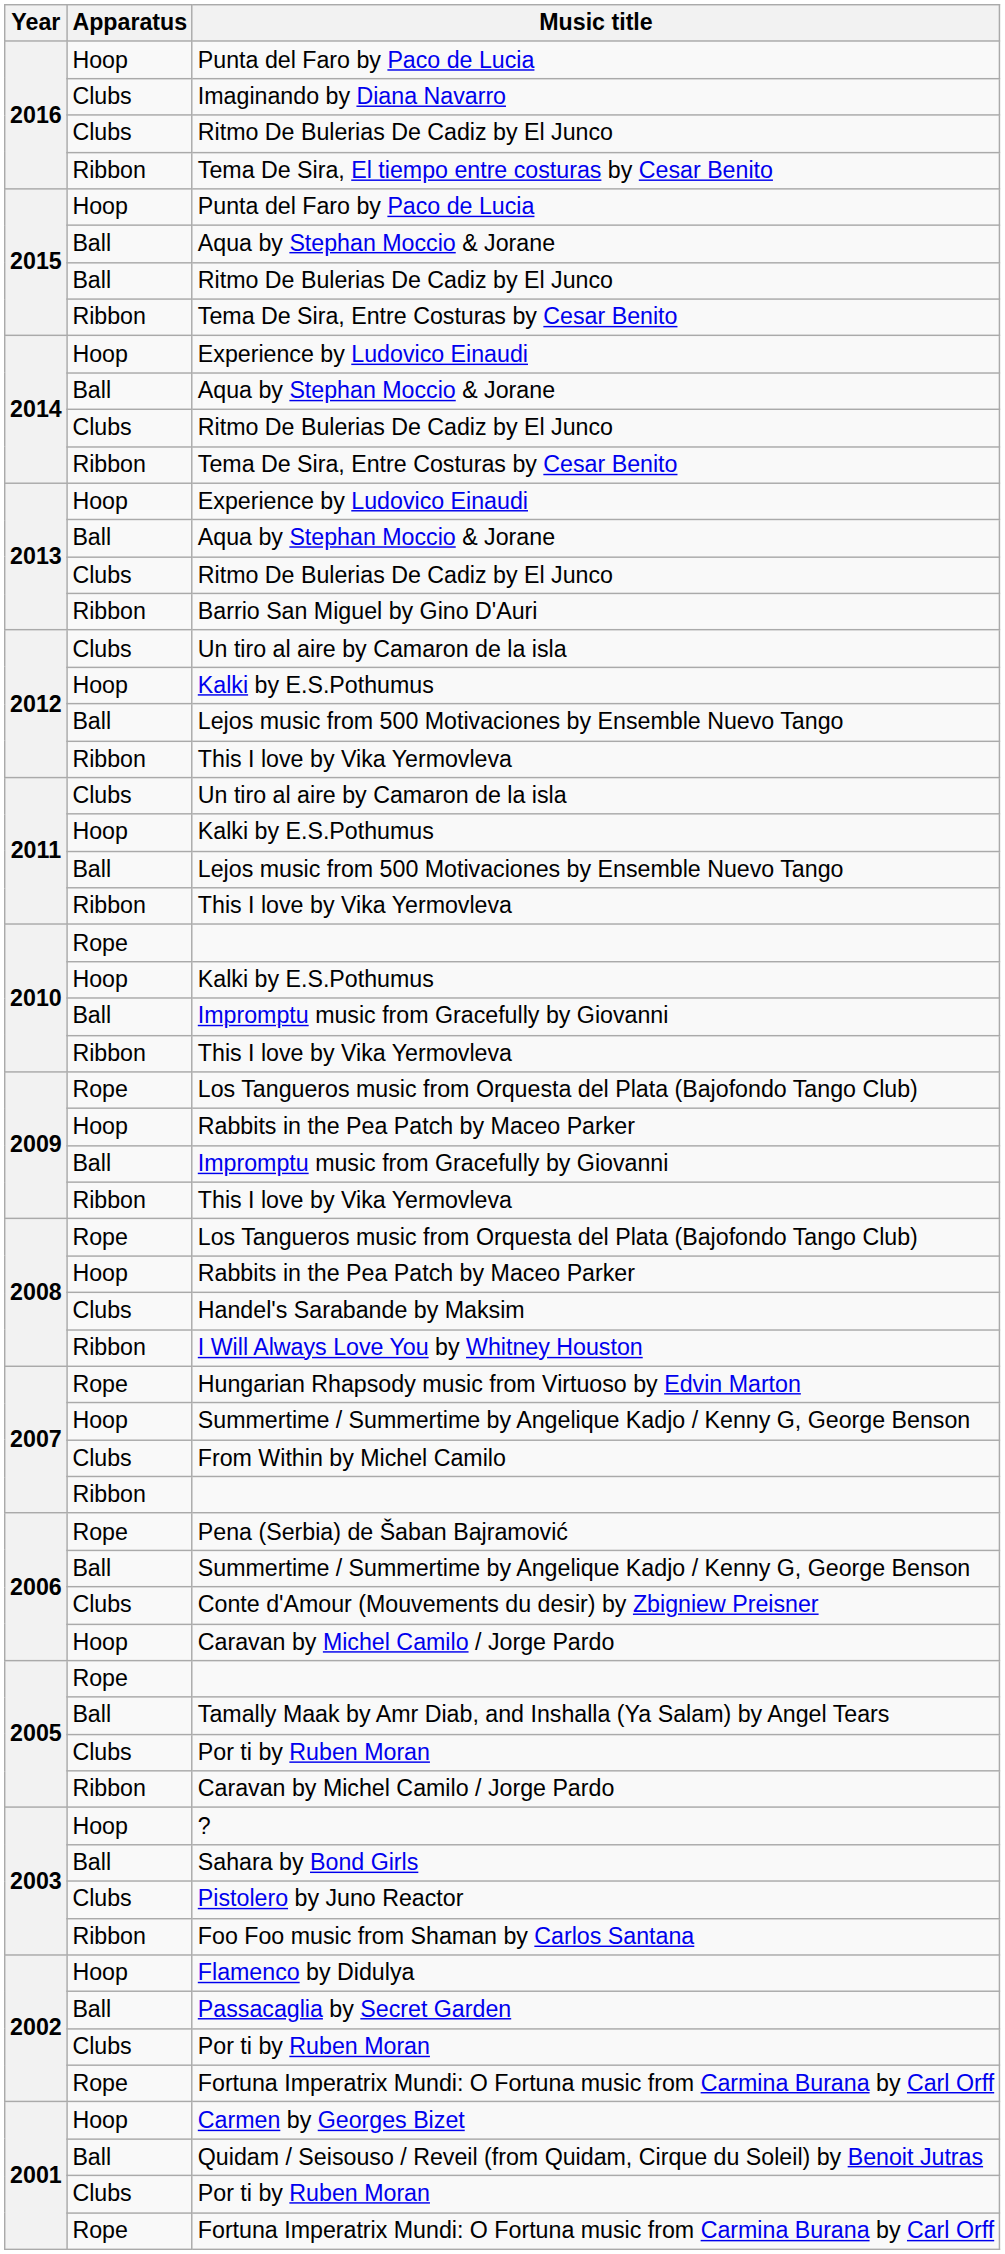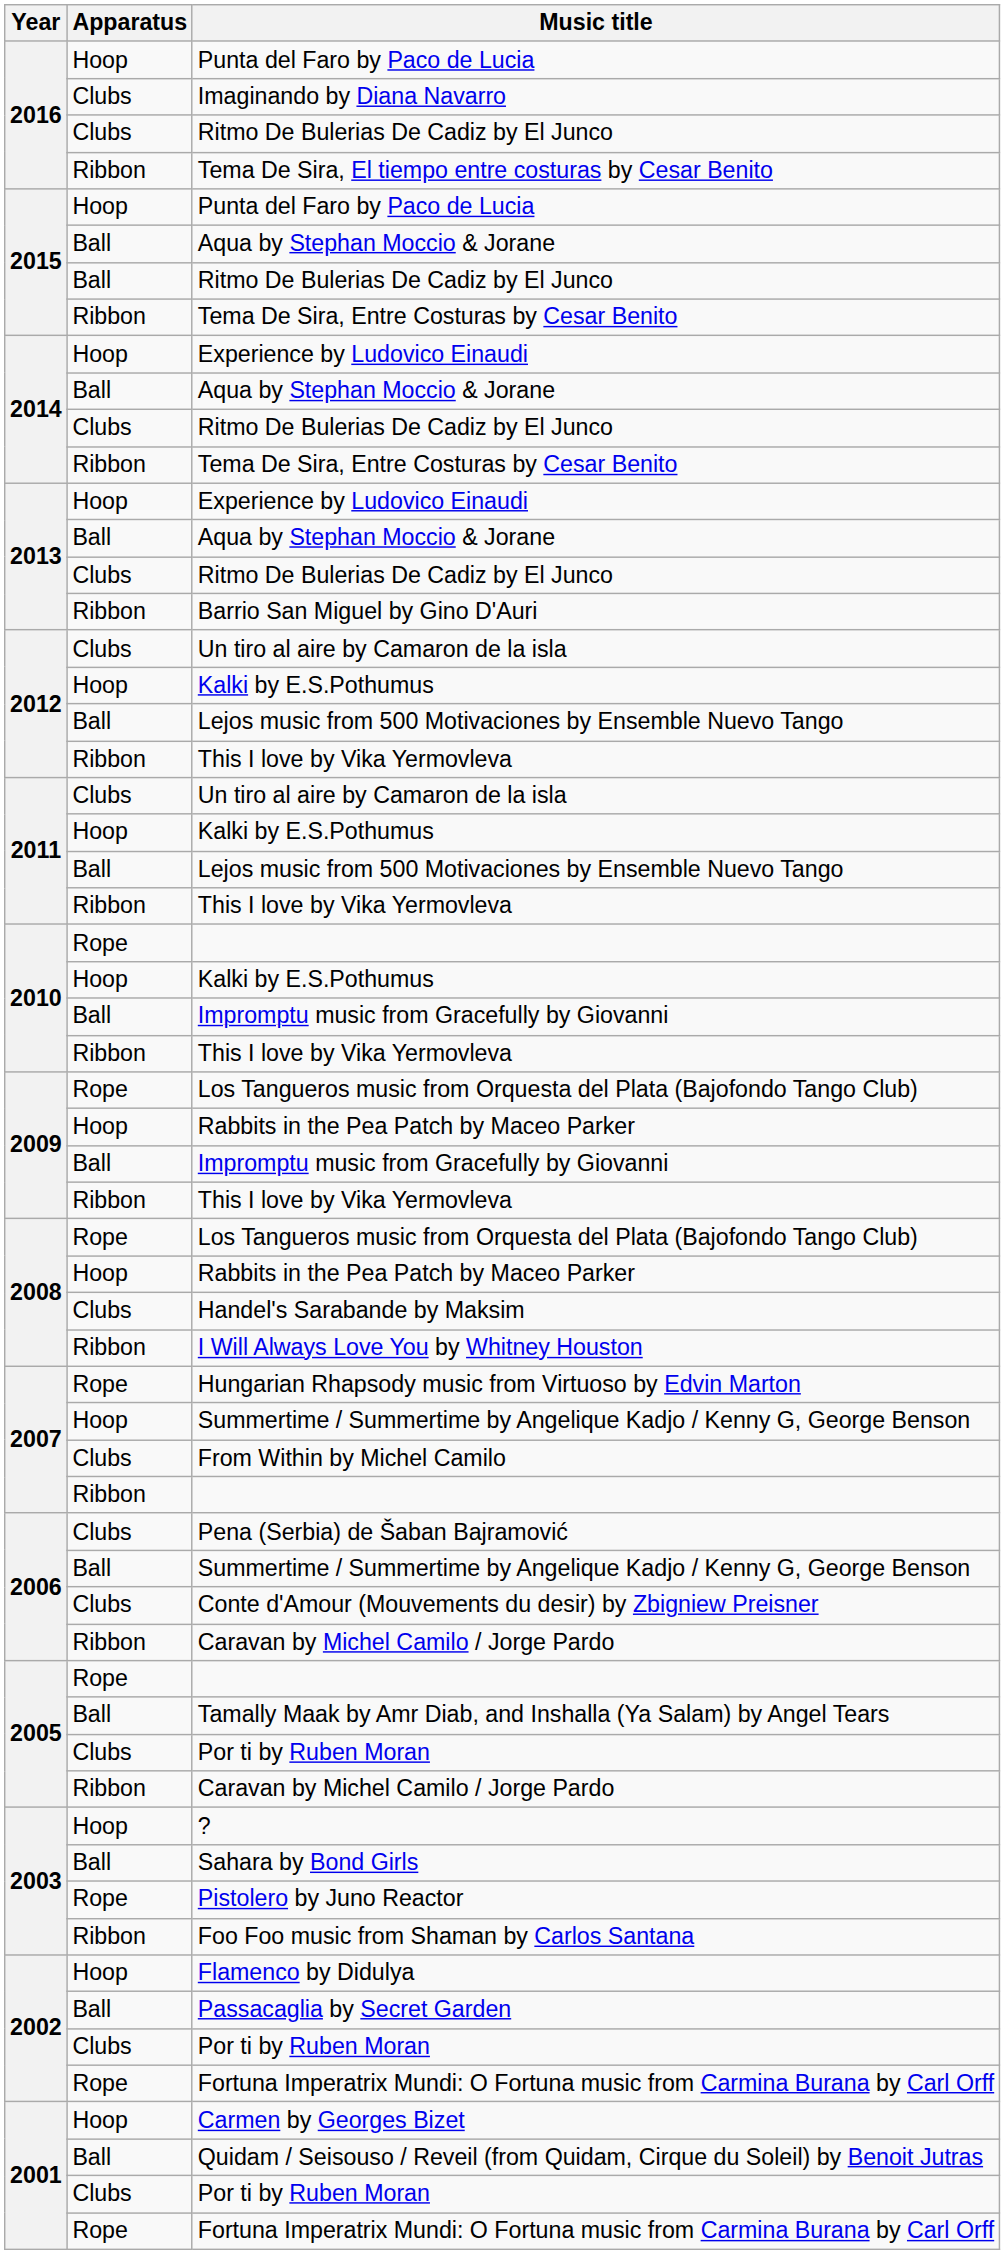(100, 1531) Rope -> (102, 1531) Clubs
(100, 1641) Hoop -> (109, 1641) Ribbon
(102, 1899) Clubs -> (100, 1899) Rope
